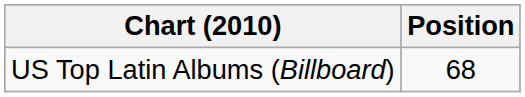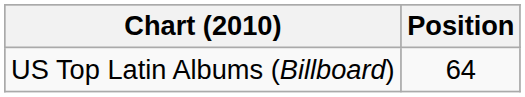(461, 69) 68 -> (461, 69) 64
